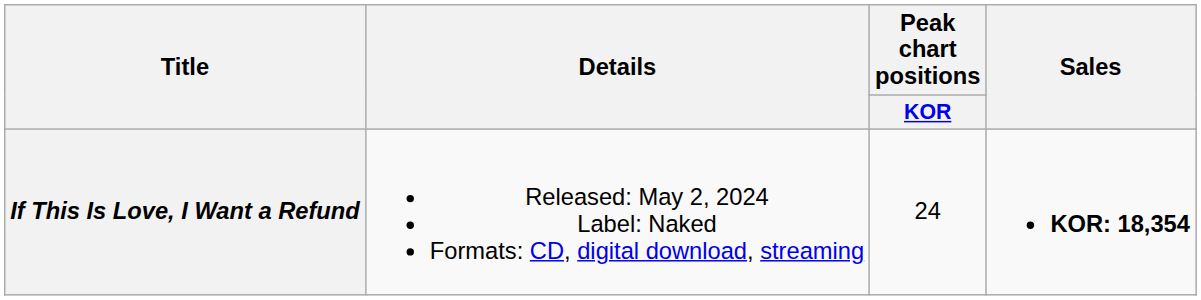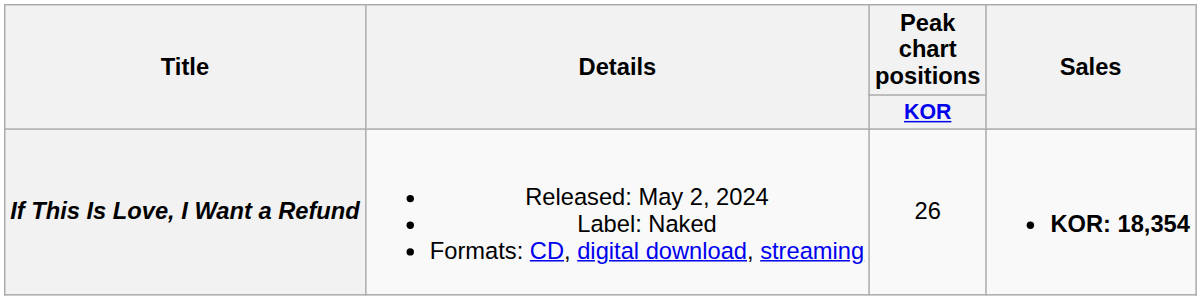(928, 211) 24 -> (928, 211) 26
